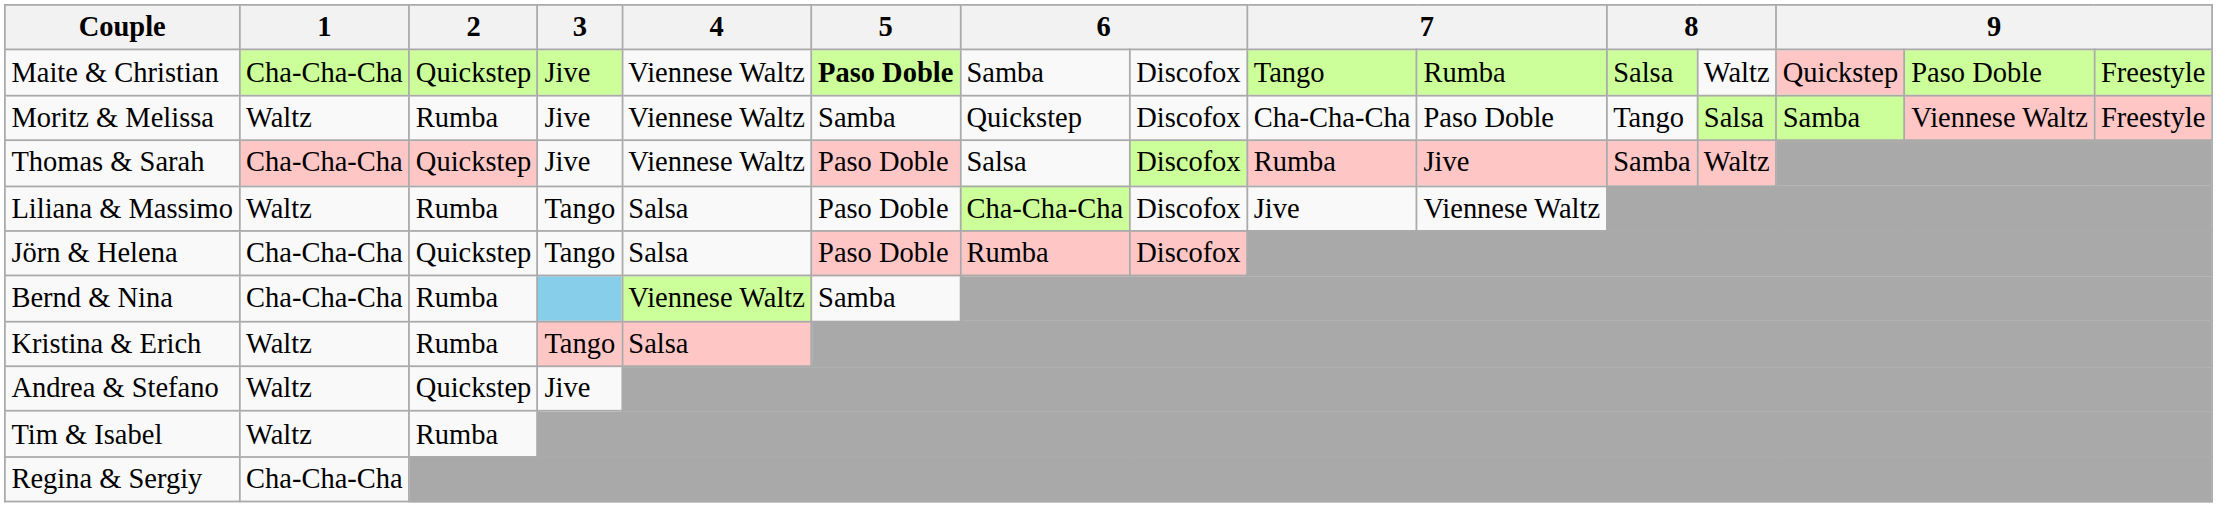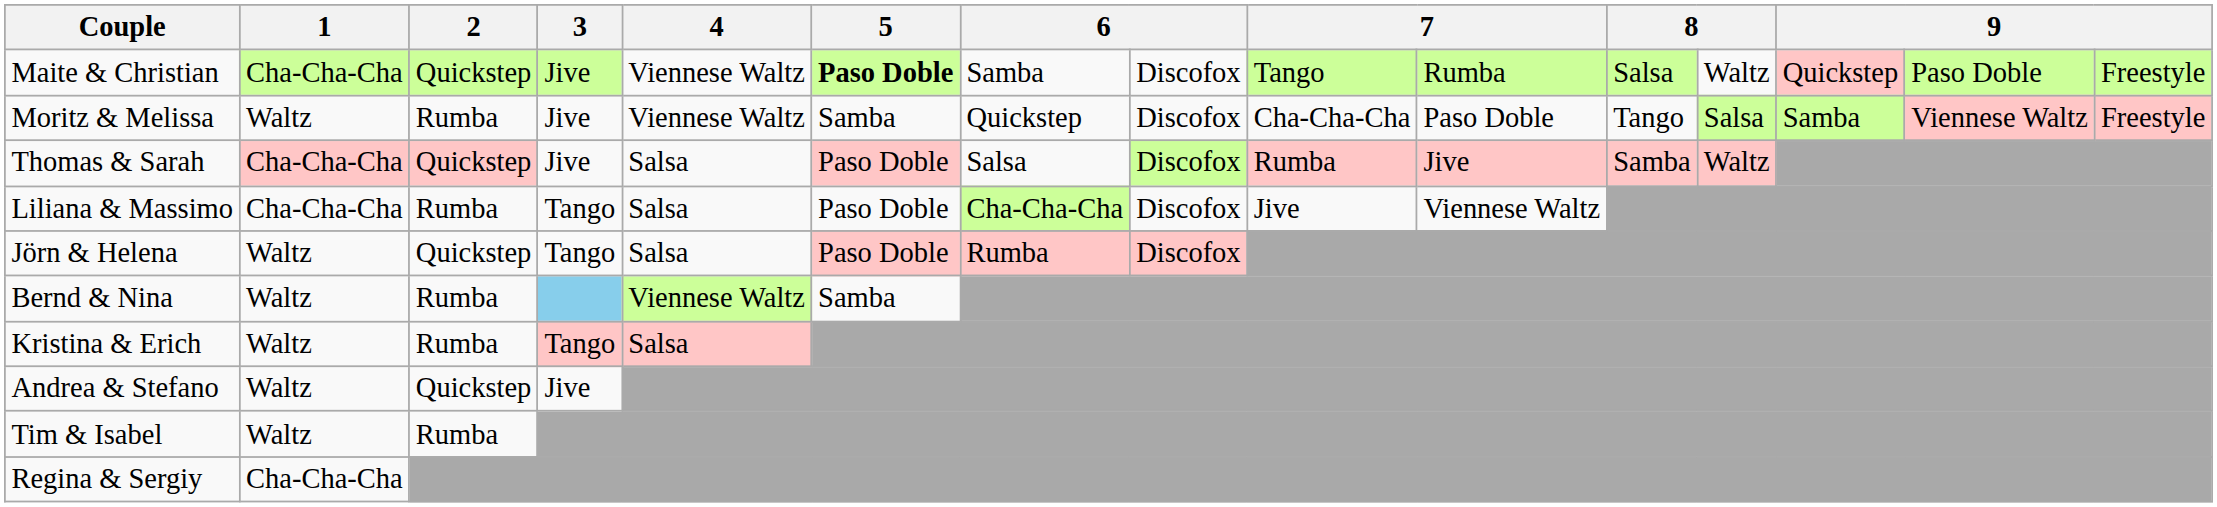(717, 162) Viennese Waltz -> (658, 162) Salsa
(279, 207) Waltz -> (324, 207) Cha-Cha-Cha
(324, 252) Cha-Cha-Cha -> (279, 252) Waltz
(324, 298) Cha-Cha-Cha -> (279, 298) Waltz
